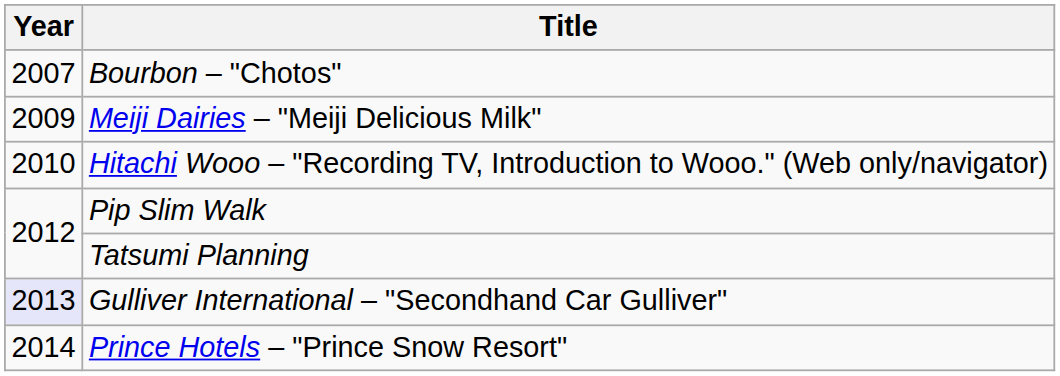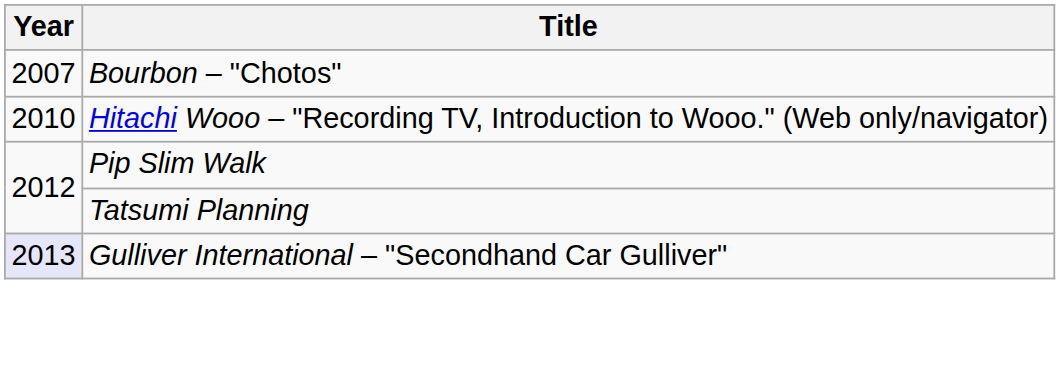- row: (315, 118)
- row: (328, 347)
